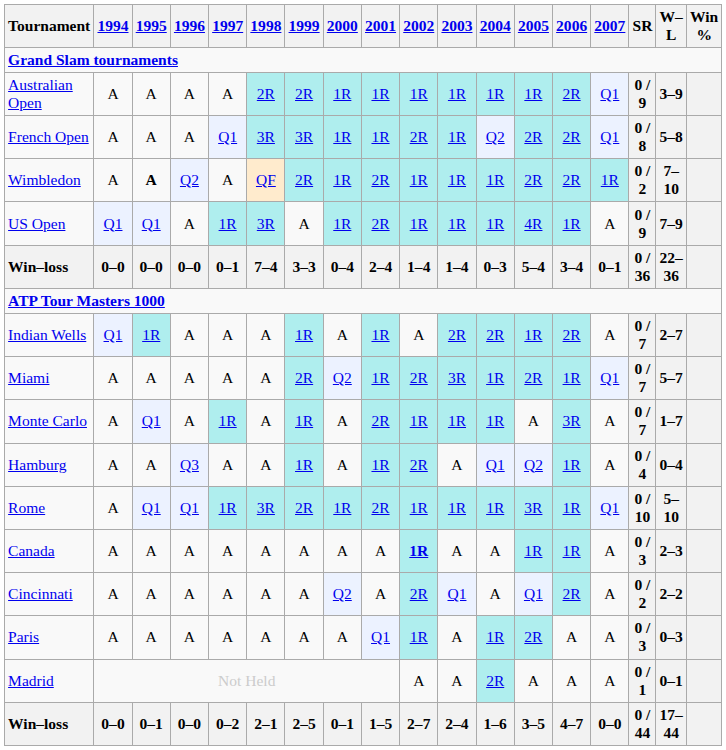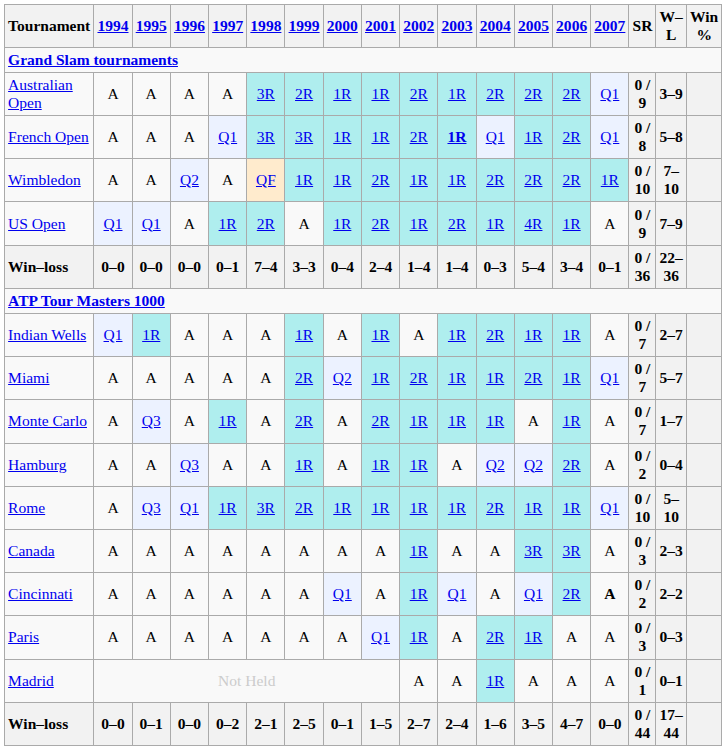(266, 93) 2R -> (266, 93) 3R
(419, 93) 1R -> (419, 93) 2R
(495, 93) 1R -> (495, 93) 2R
(533, 93) 1R -> (533, 93) 2R
(457, 137) normal -> (457, 137) bold
(495, 137) Q2 -> (495, 137) Q1
(533, 137) 2R -> (533, 137) 1R
(151, 180) bold -> (151, 180) normal
(304, 180) 2R -> (304, 180) 1R
(495, 180) 1R -> (495, 180) 2R
(642, 180) 0 / 2 -> (642, 180) 0 / 10
(266, 223) 3R -> (266, 223) 2R
(457, 223) 1R -> (457, 223) 2R
(457, 335) 2R -> (457, 335) 1R
(572, 335) 2R -> (572, 335) 1R
(457, 378) 3R -> (457, 378) 1R
(151, 421) Q1 -> (151, 421) Q3
(304, 421) 1R -> (304, 421) 2R
(572, 421) 3R -> (572, 421) 1R
(419, 464) 2R -> (419, 464) 1R
(495, 464) Q1 -> (495, 464) Q2
(572, 464) 1R -> (572, 464) 2R
(642, 464) 0 / 4 -> (642, 464) 0 / 2
(151, 507) Q1 -> (151, 507) Q3
(381, 507) 2R -> (381, 507) 1R
(495, 507) 1R -> (495, 507) 2R
(533, 507) 3R -> (533, 507) 1R
(419, 551) bold -> (419, 551) normal
(533, 551) 1R -> (533, 551) 3R
(572, 551) 1R -> (572, 551) 3R
(342, 594) Q2 -> (342, 594) Q1
(419, 594) 2R -> (419, 594) 1R
(610, 594) normal -> (610, 594) bold
(495, 637) 1R -> (495, 637) 2R
(533, 637) 2R -> (533, 637) 1R
(495, 680) 2R -> (495, 680) 1R
